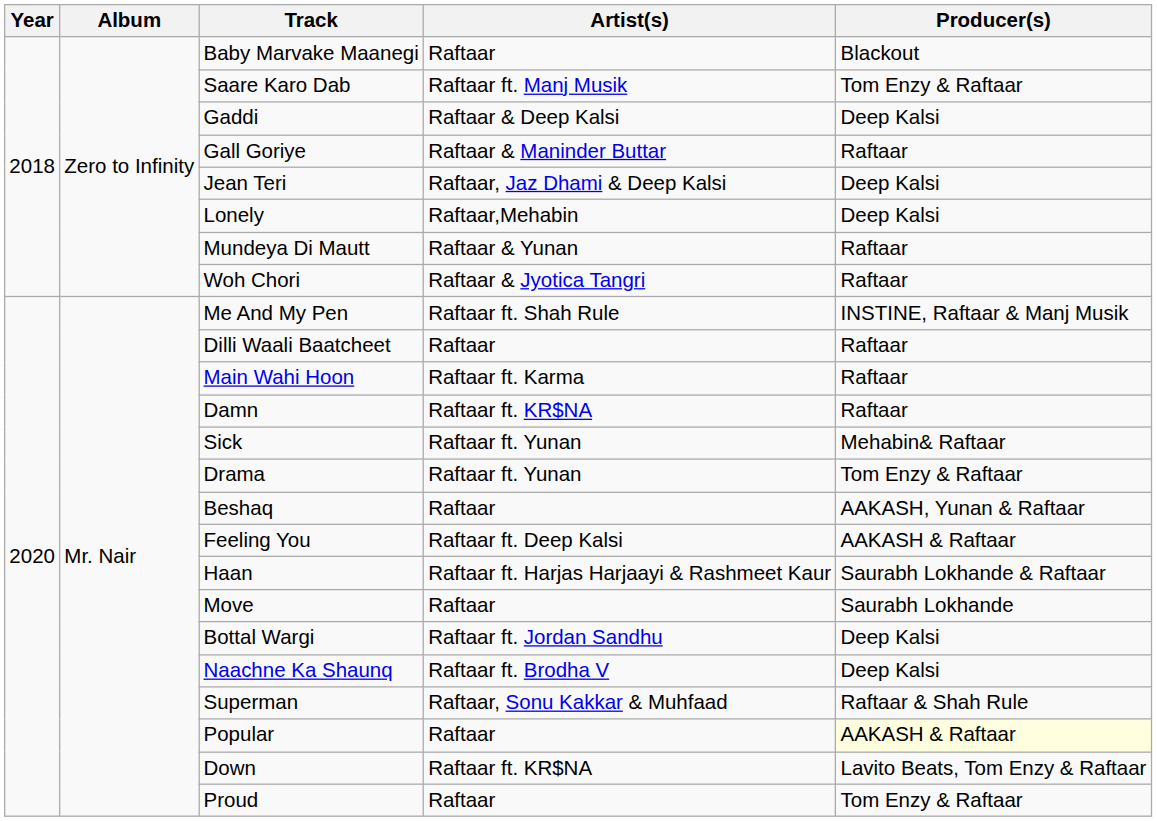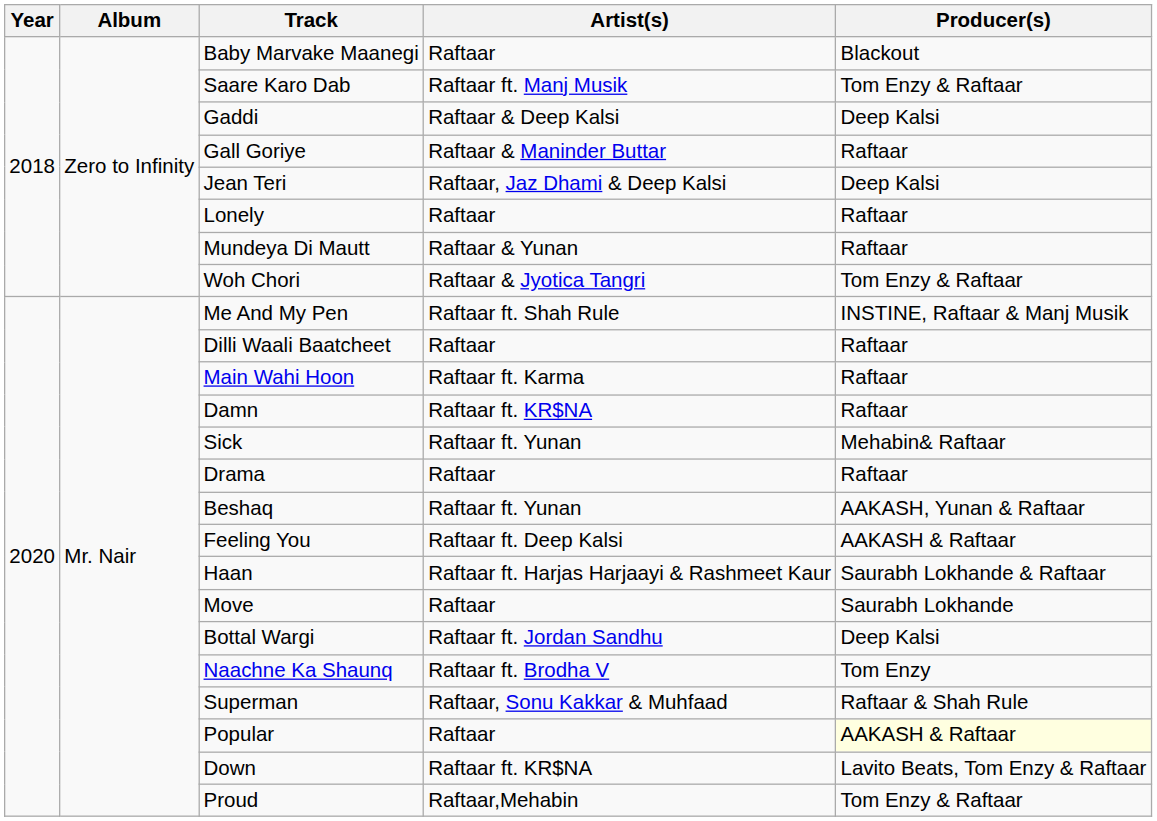(503, 215) Raftaar,Mehabin -> (462, 215) Raftaar
(890, 215) Deep Kalsi -> (874, 215) Raftaar
(874, 280) Raftaar -> (932, 280) Tom Enzy & Raftaar
(505, 475) Raftaar ft. Yunan -> (462, 475) Raftaar
(932, 475) Tom Enzy & Raftaar -> (874, 475) Raftaar
(462, 507) Raftaar -> (505, 507) Raftaar ft. Yunan
(890, 670) Deep Kalsi -> (885, 670) Tom Enzy
(462, 800) Raftaar -> (503, 800) Raftaar,Mehabin
